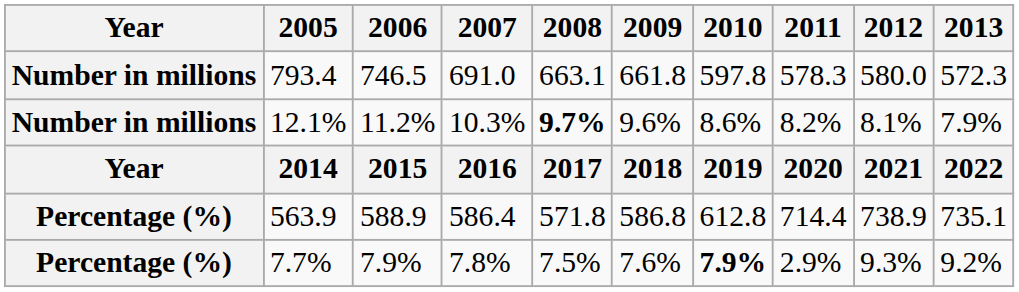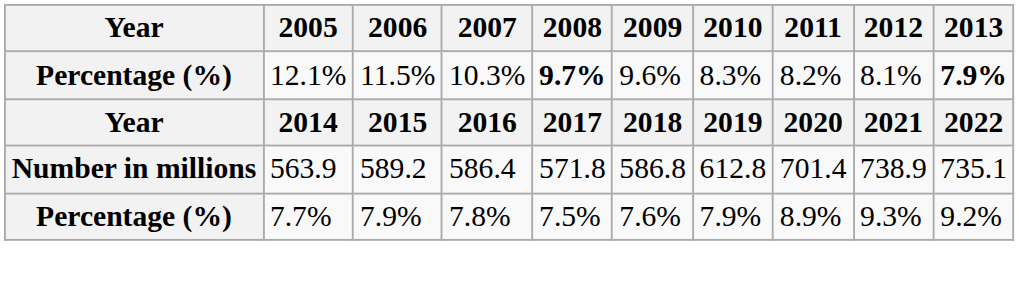- row: (303, 74)
(134, 121) Number in millions -> (134, 74) Percentage (%)
(398, 121) 11.2% -> (398, 74) 11.5%
(730, 121) 8.6% -> (730, 74) 8.3%
(971, 121) normal -> (974, 74) bold
(134, 215) Percentage (%) -> (134, 168) Number in millions
(393, 215) 588.9 -> (393, 168) 589.2
(813, 215) 714.4 -> (813, 168) 701.4
(733, 262) bold -> (730, 215) normal
(811, 262) 2.9% -> (811, 215) 8.9%
